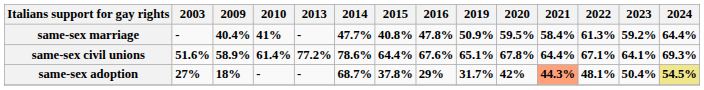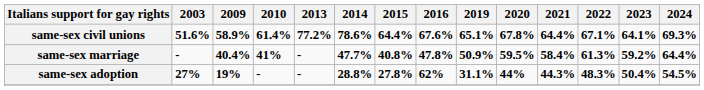rows swapped: (88, 54) <-> (88, 34)
(228, 74) 18% -> (228, 74) 19%
(355, 74) 68.7% -> (355, 74) 28.8%
(395, 74) 37.8% -> (395, 74) 27.8%
(431, 74) 29% -> (431, 74) 62%
(477, 74) 31.7% -> (477, 74) 31.1%
(512, 74) 42% -> (512, 74) 44%
(558, 74) lightsalmon background -> (558, 74) no background
(598, 74) 48.1% -> (598, 74) 48.3%
(680, 74) khaki background -> (680, 74) no background
